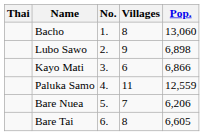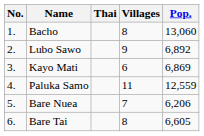columns swapped: (108, 13) <-> (18, 13)
(178, 49) 6,898 -> (178, 49) 6,892
(178, 67) 6,866 -> (178, 67) 6,869
